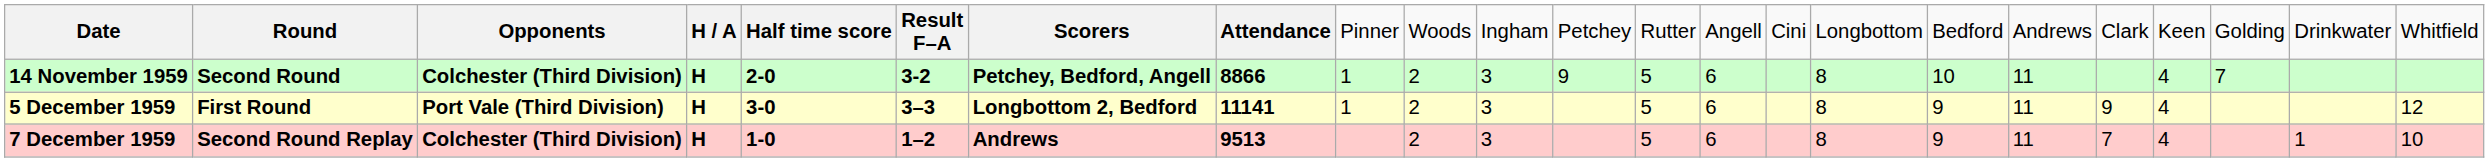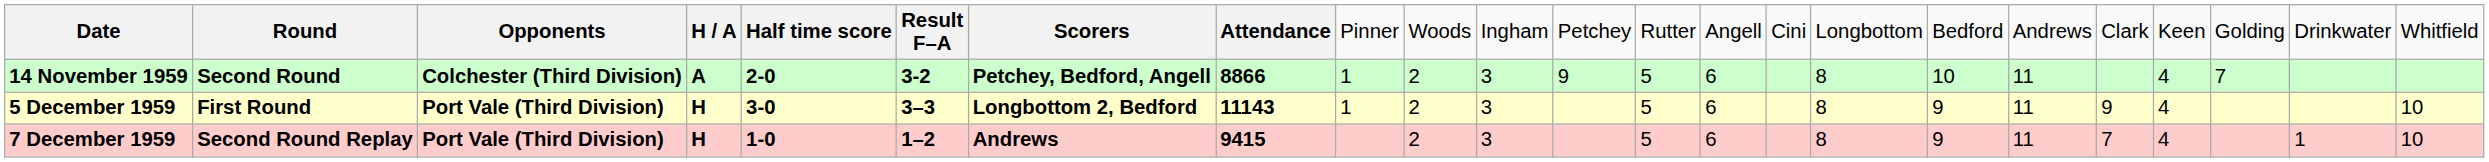(699, 75) H -> (699, 75) A
(1247, 107) 11141 -> (1247, 107) 11143
(2412, 107) 12 -> (2412, 107) 10
(552, 140) Colchester (Third Division) -> (543, 140) Port Vale (Third Division)
(1243, 140) 9513 -> (1243, 140) 9415
